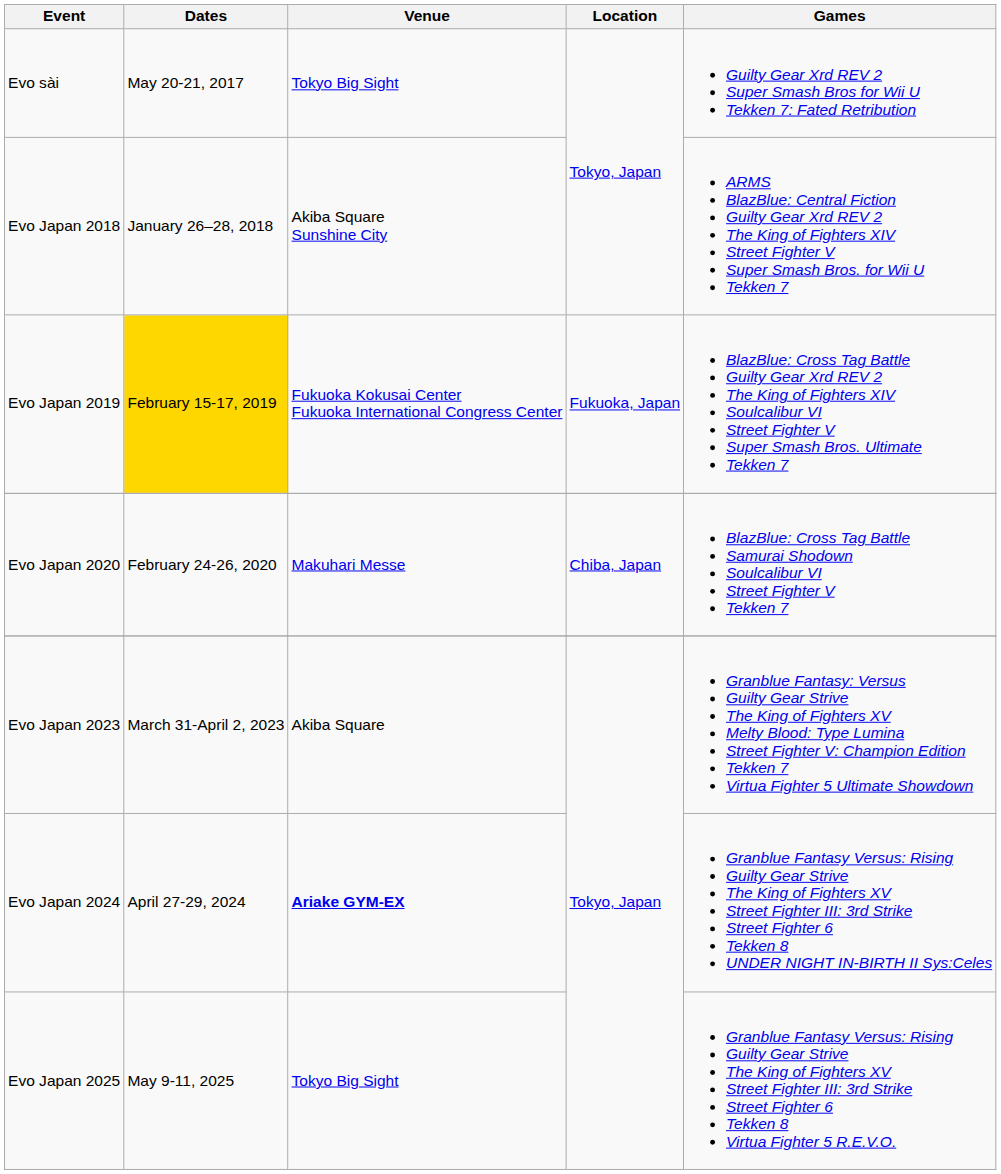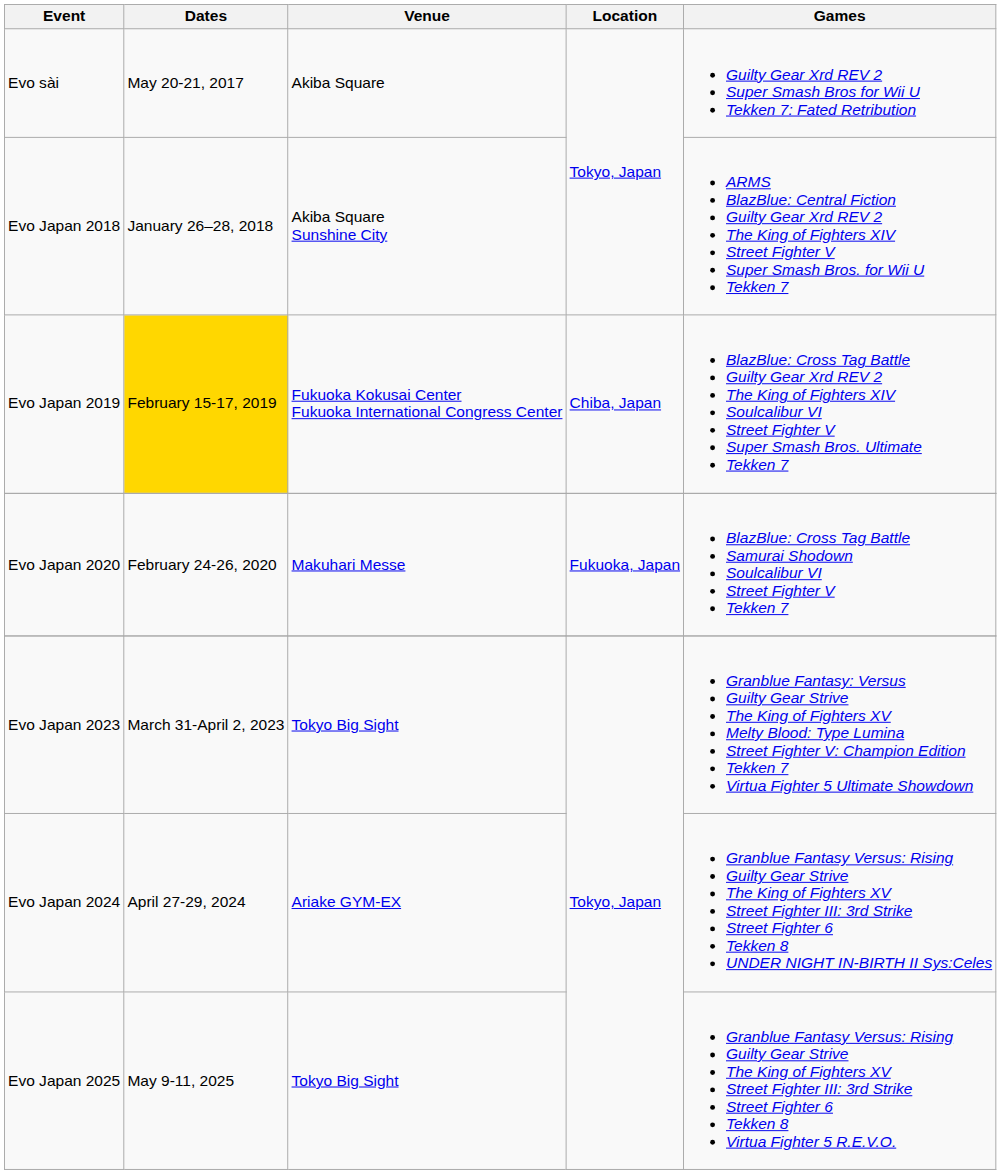(345, 83) Tokyo Big Sight -> (338, 83) Akiba Square
(625, 403) Fukuoka, Japan -> (615, 403) Chiba, Japan
(615, 564) Chiba, Japan -> (625, 564) Fukuoka, Japan
(338, 724) Akiba Square -> (345, 724) Tokyo Big Sight
(348, 902) bold -> (346, 902) normal
